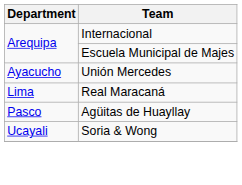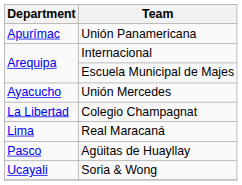+ row: (139, 33)
+ row: (139, 111)
